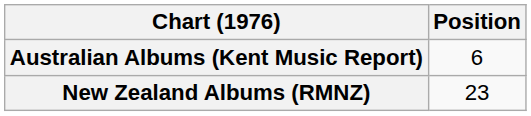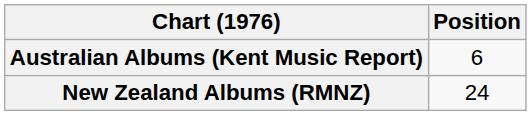(477, 92) 23 -> (477, 92) 24
